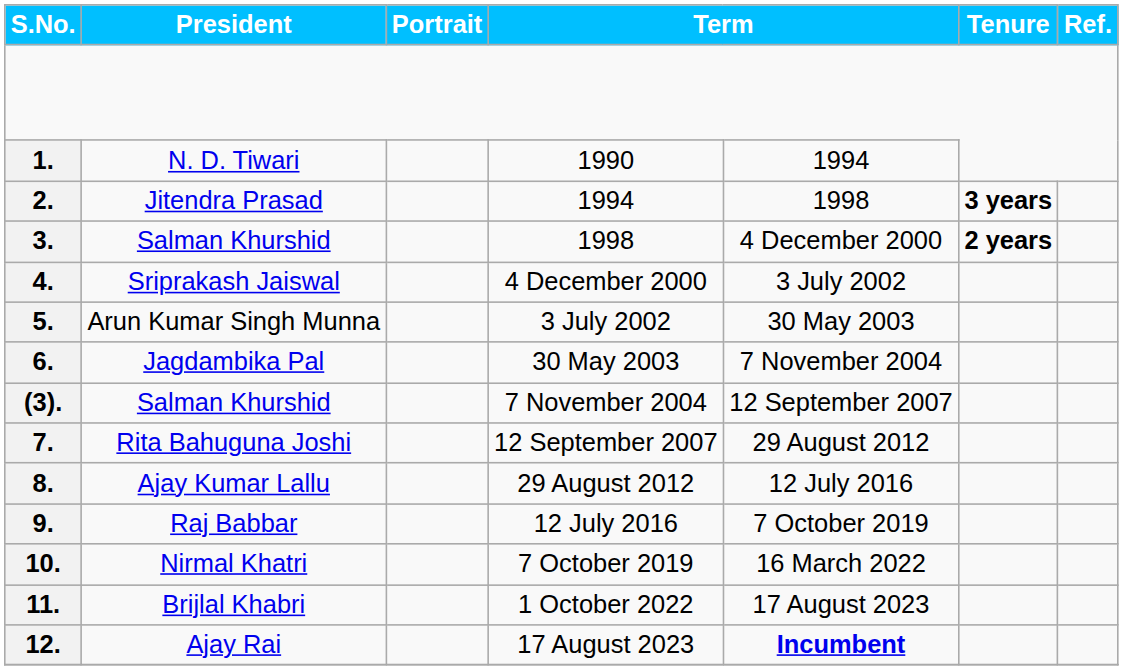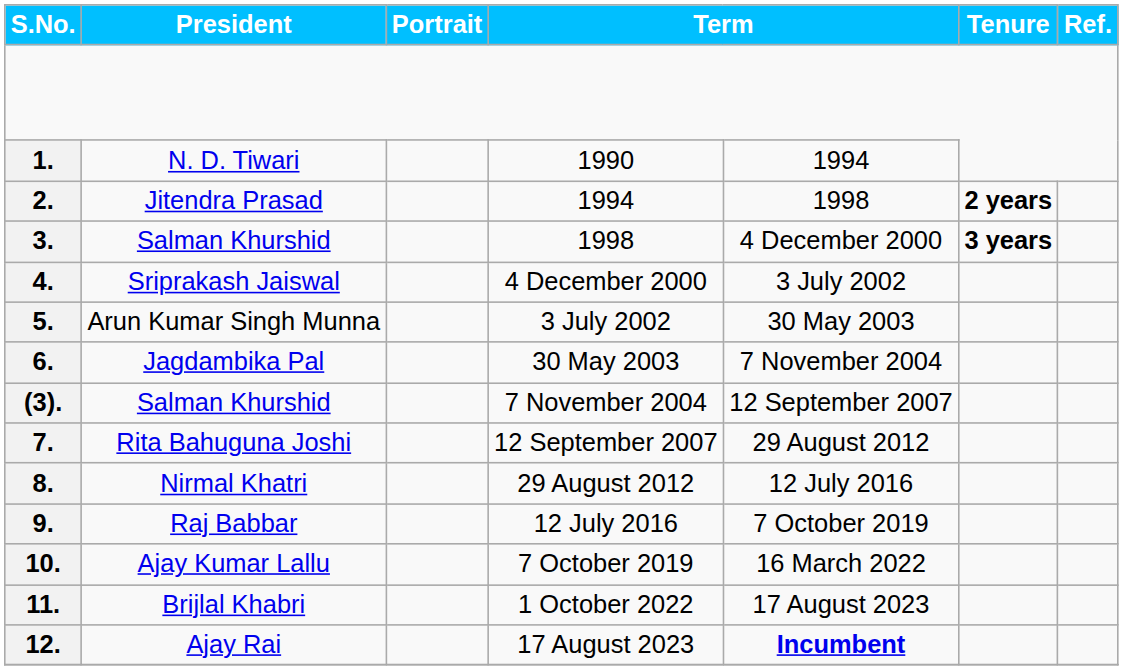(1008, 200) 3 years -> (1008, 200) 2 years
(1008, 241) 2 years -> (1008, 241) 3 years
(234, 483) Ajay Kumar Lallu -> (234, 483) Nirmal Khatri
(234, 563) Nirmal Khatri -> (234, 563) Ajay Kumar Lallu
